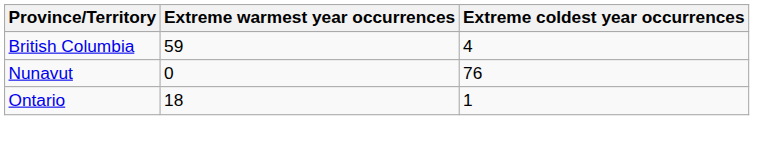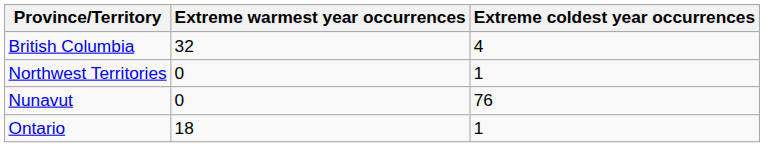(174, 45) 59 -> (184, 45) 32
+ row: (88, 73)
